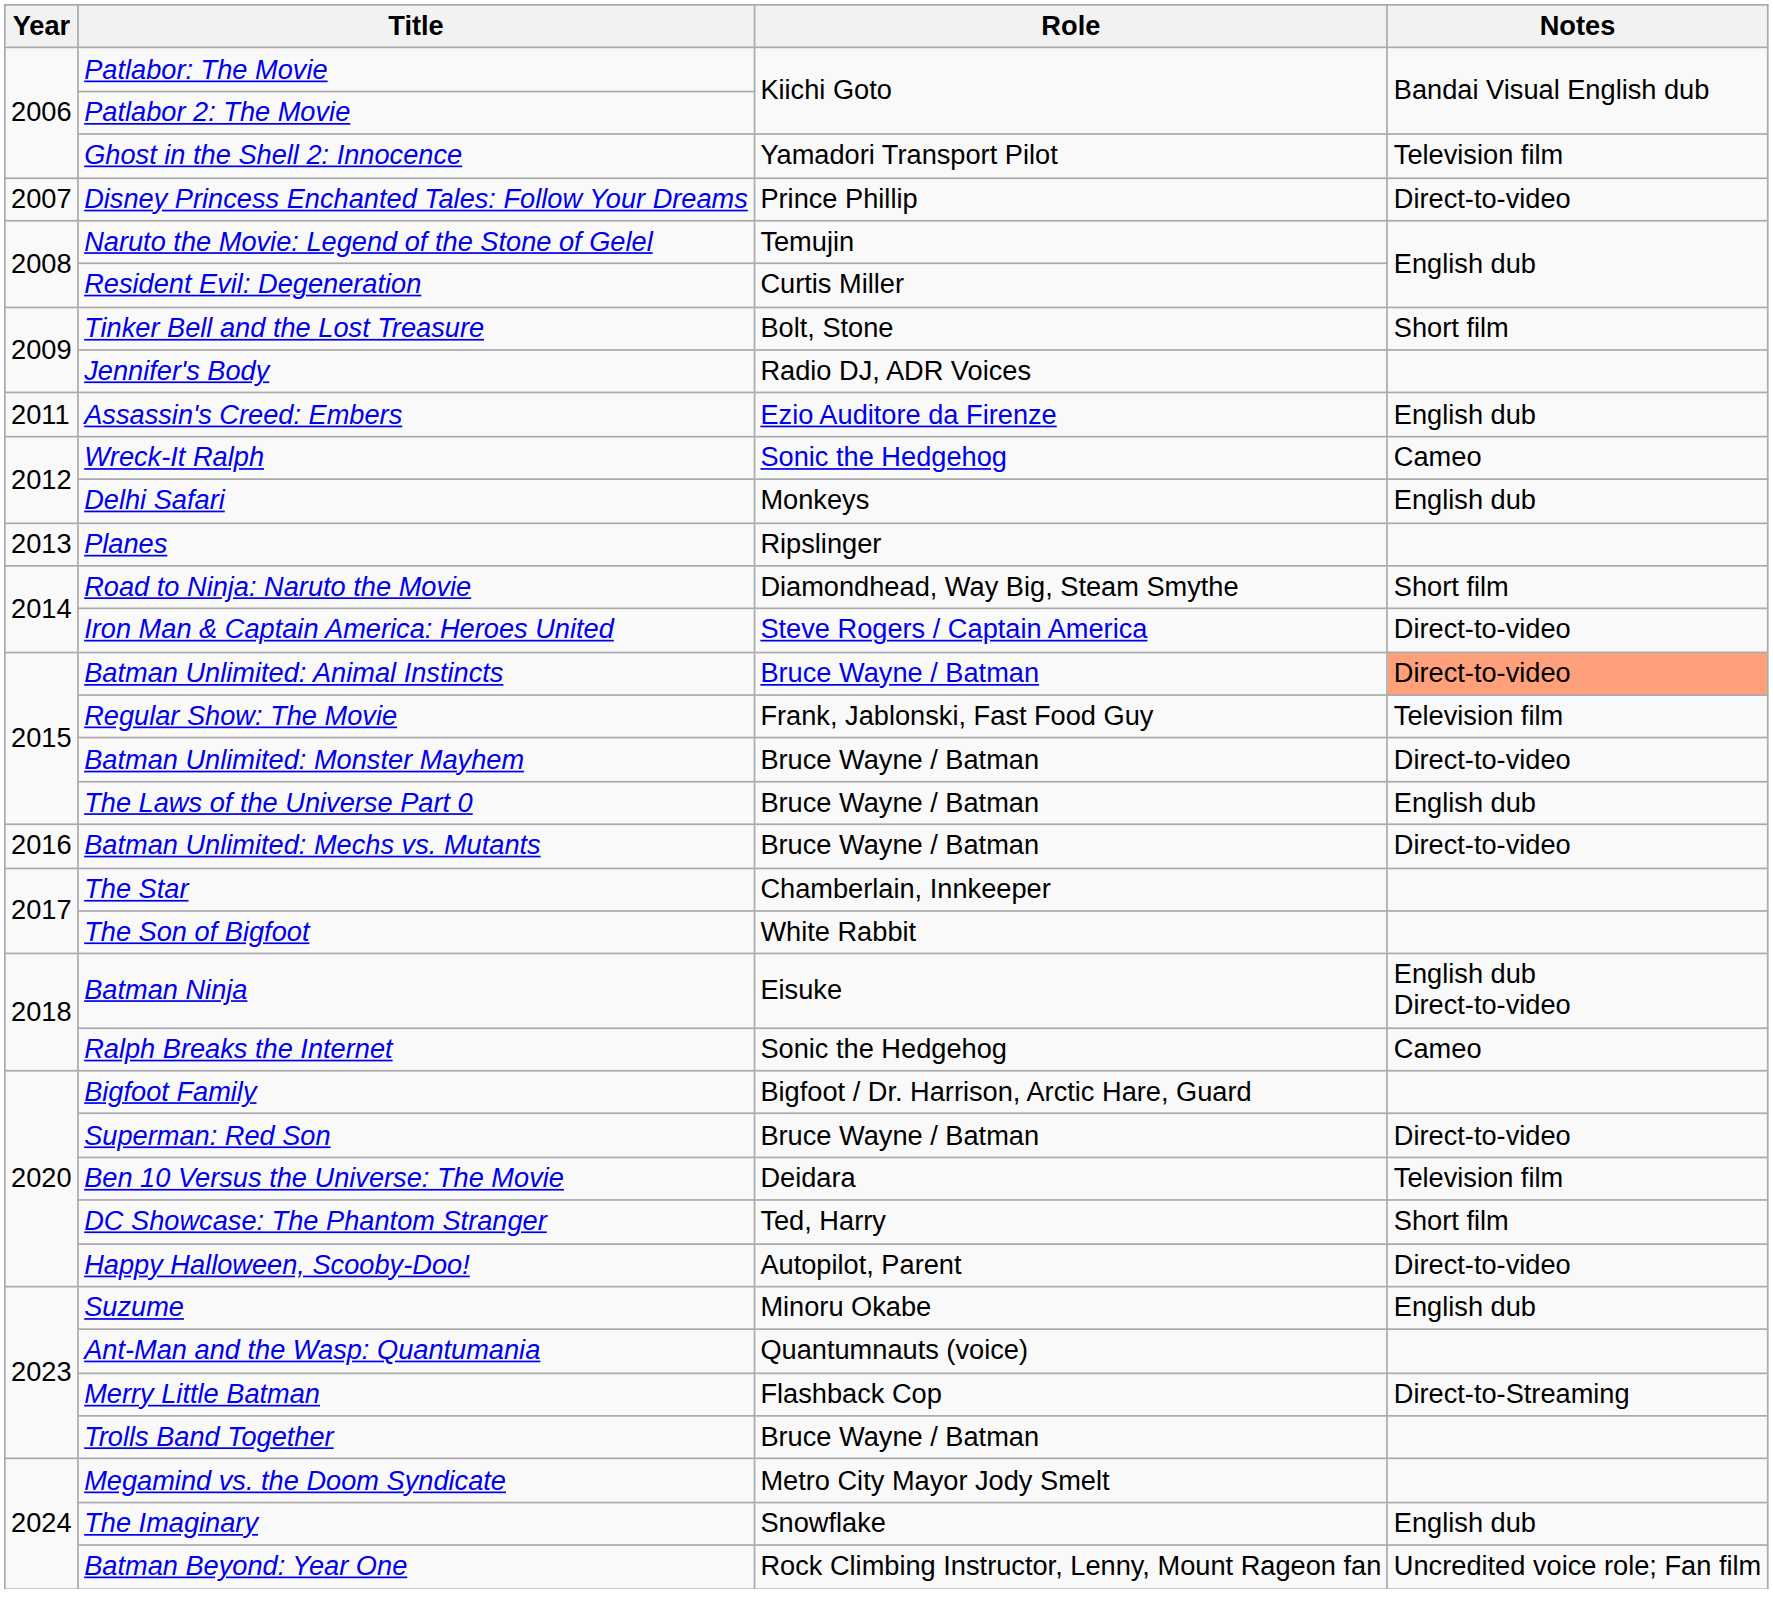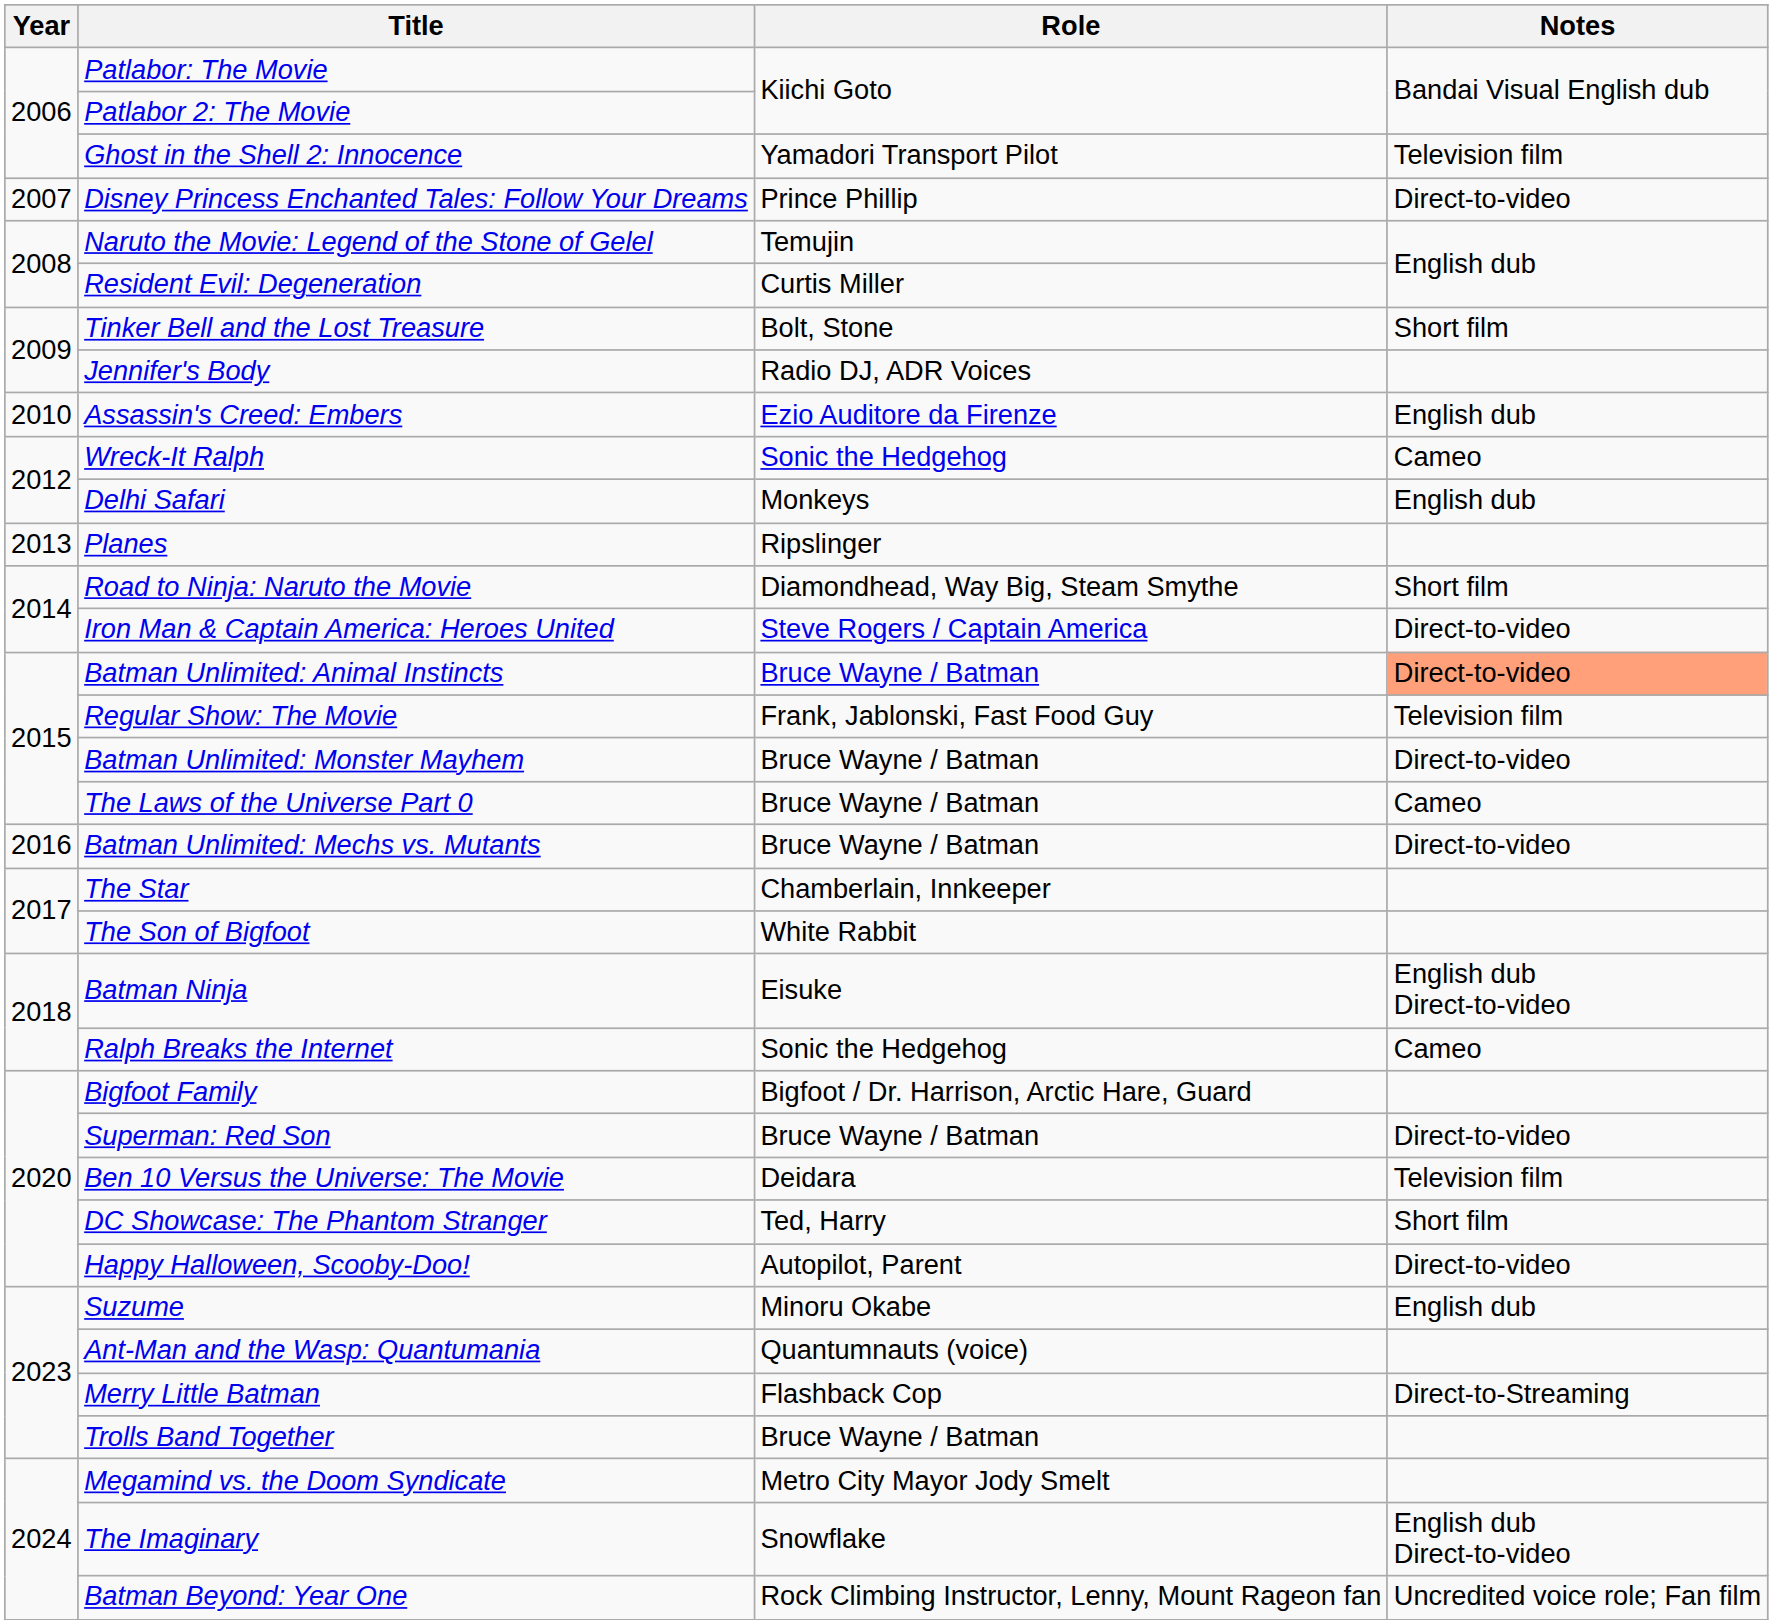(40, 414) 2011 -> (41, 414) 2010
(1465, 802) English dub -> (1438, 802) Cameo
(1465, 1523) English dub -> (1482, 1538) English dub Direct-to-video
